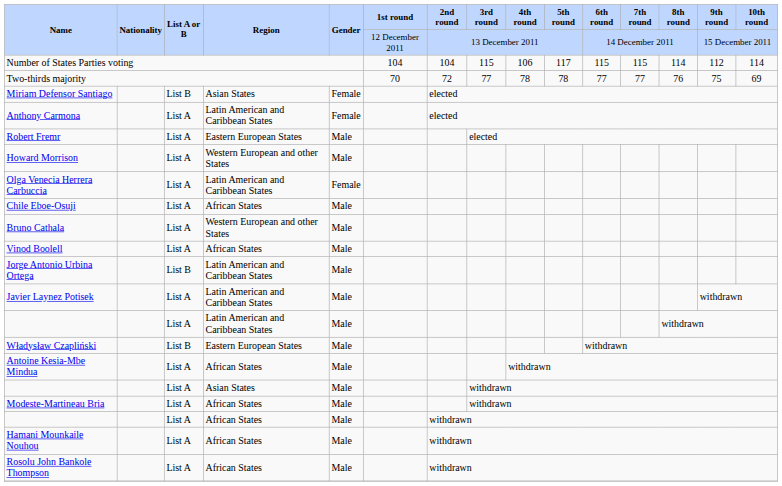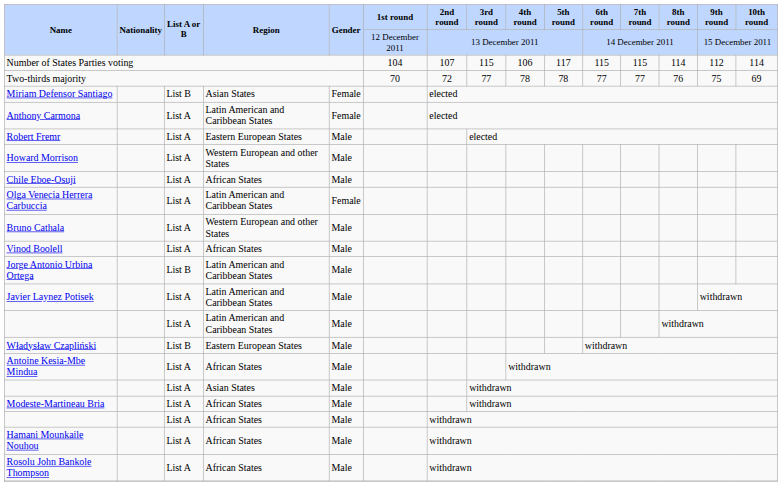(447, 62) 104 -> (447, 62) 107
rows swapped: (41, 206) <-> (49, 185)
